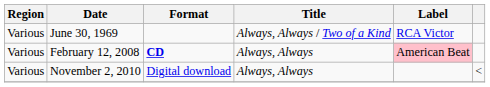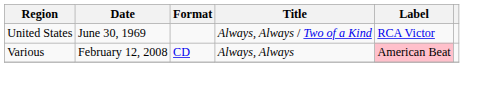(26, 33) Various -> (40, 33) United States
(155, 52) bold -> (182, 52) normal
- row: (95, 71)
